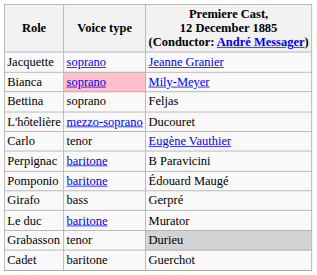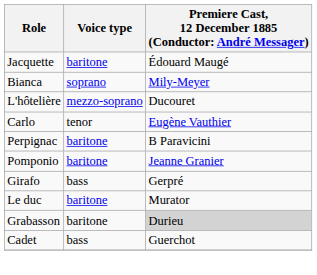(86, 62) soprano -> (87, 62) baritone
(186, 62) Jeanne Granier -> (189, 62) Édouard Maugé
(86, 82) pink background -> (86, 82) no background
- row: (25, 101)
(189, 181) Édouard Maugé -> (186, 161) Jeanne Granier
(79, 240) tenor -> (87, 220) baritone
(87, 260) baritone -> (77, 240) bass
